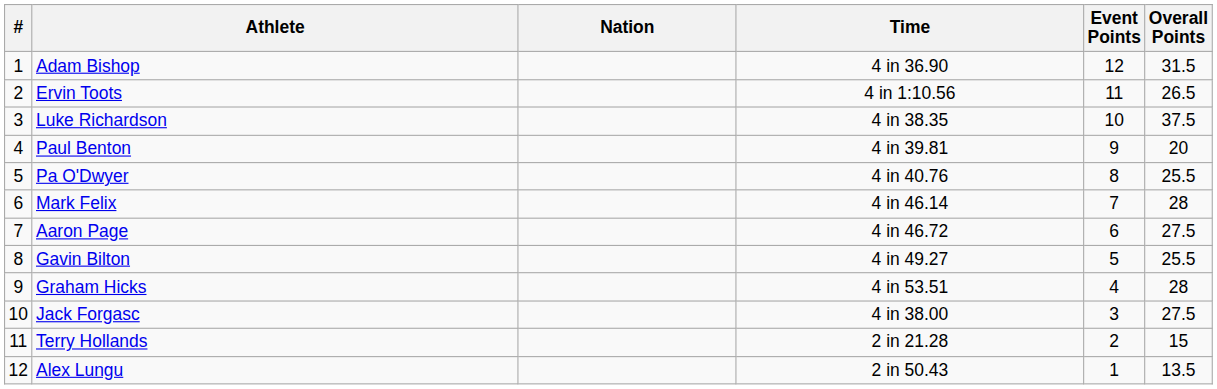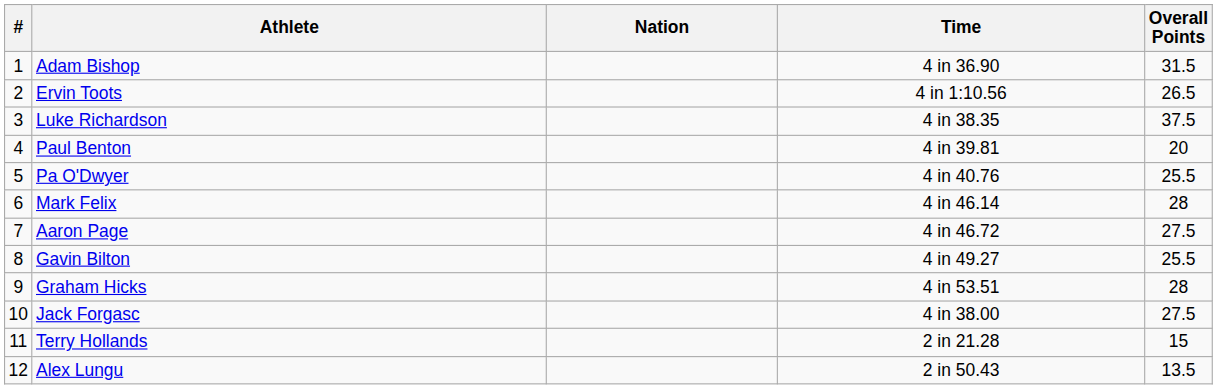- column: (1114, 28)
